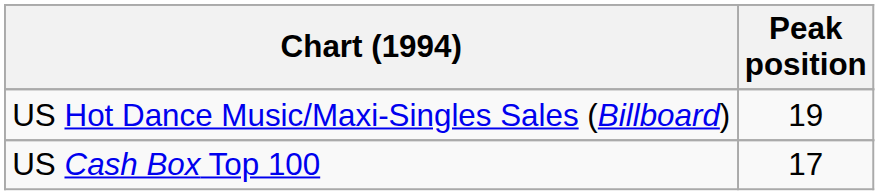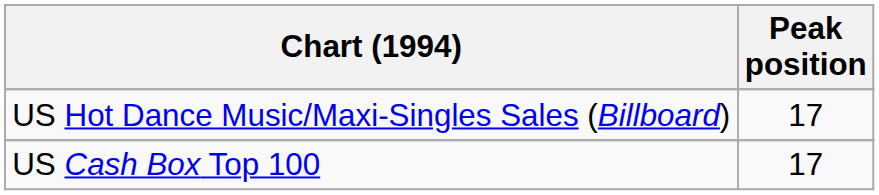(806, 114) 19 -> (806, 114) 17
